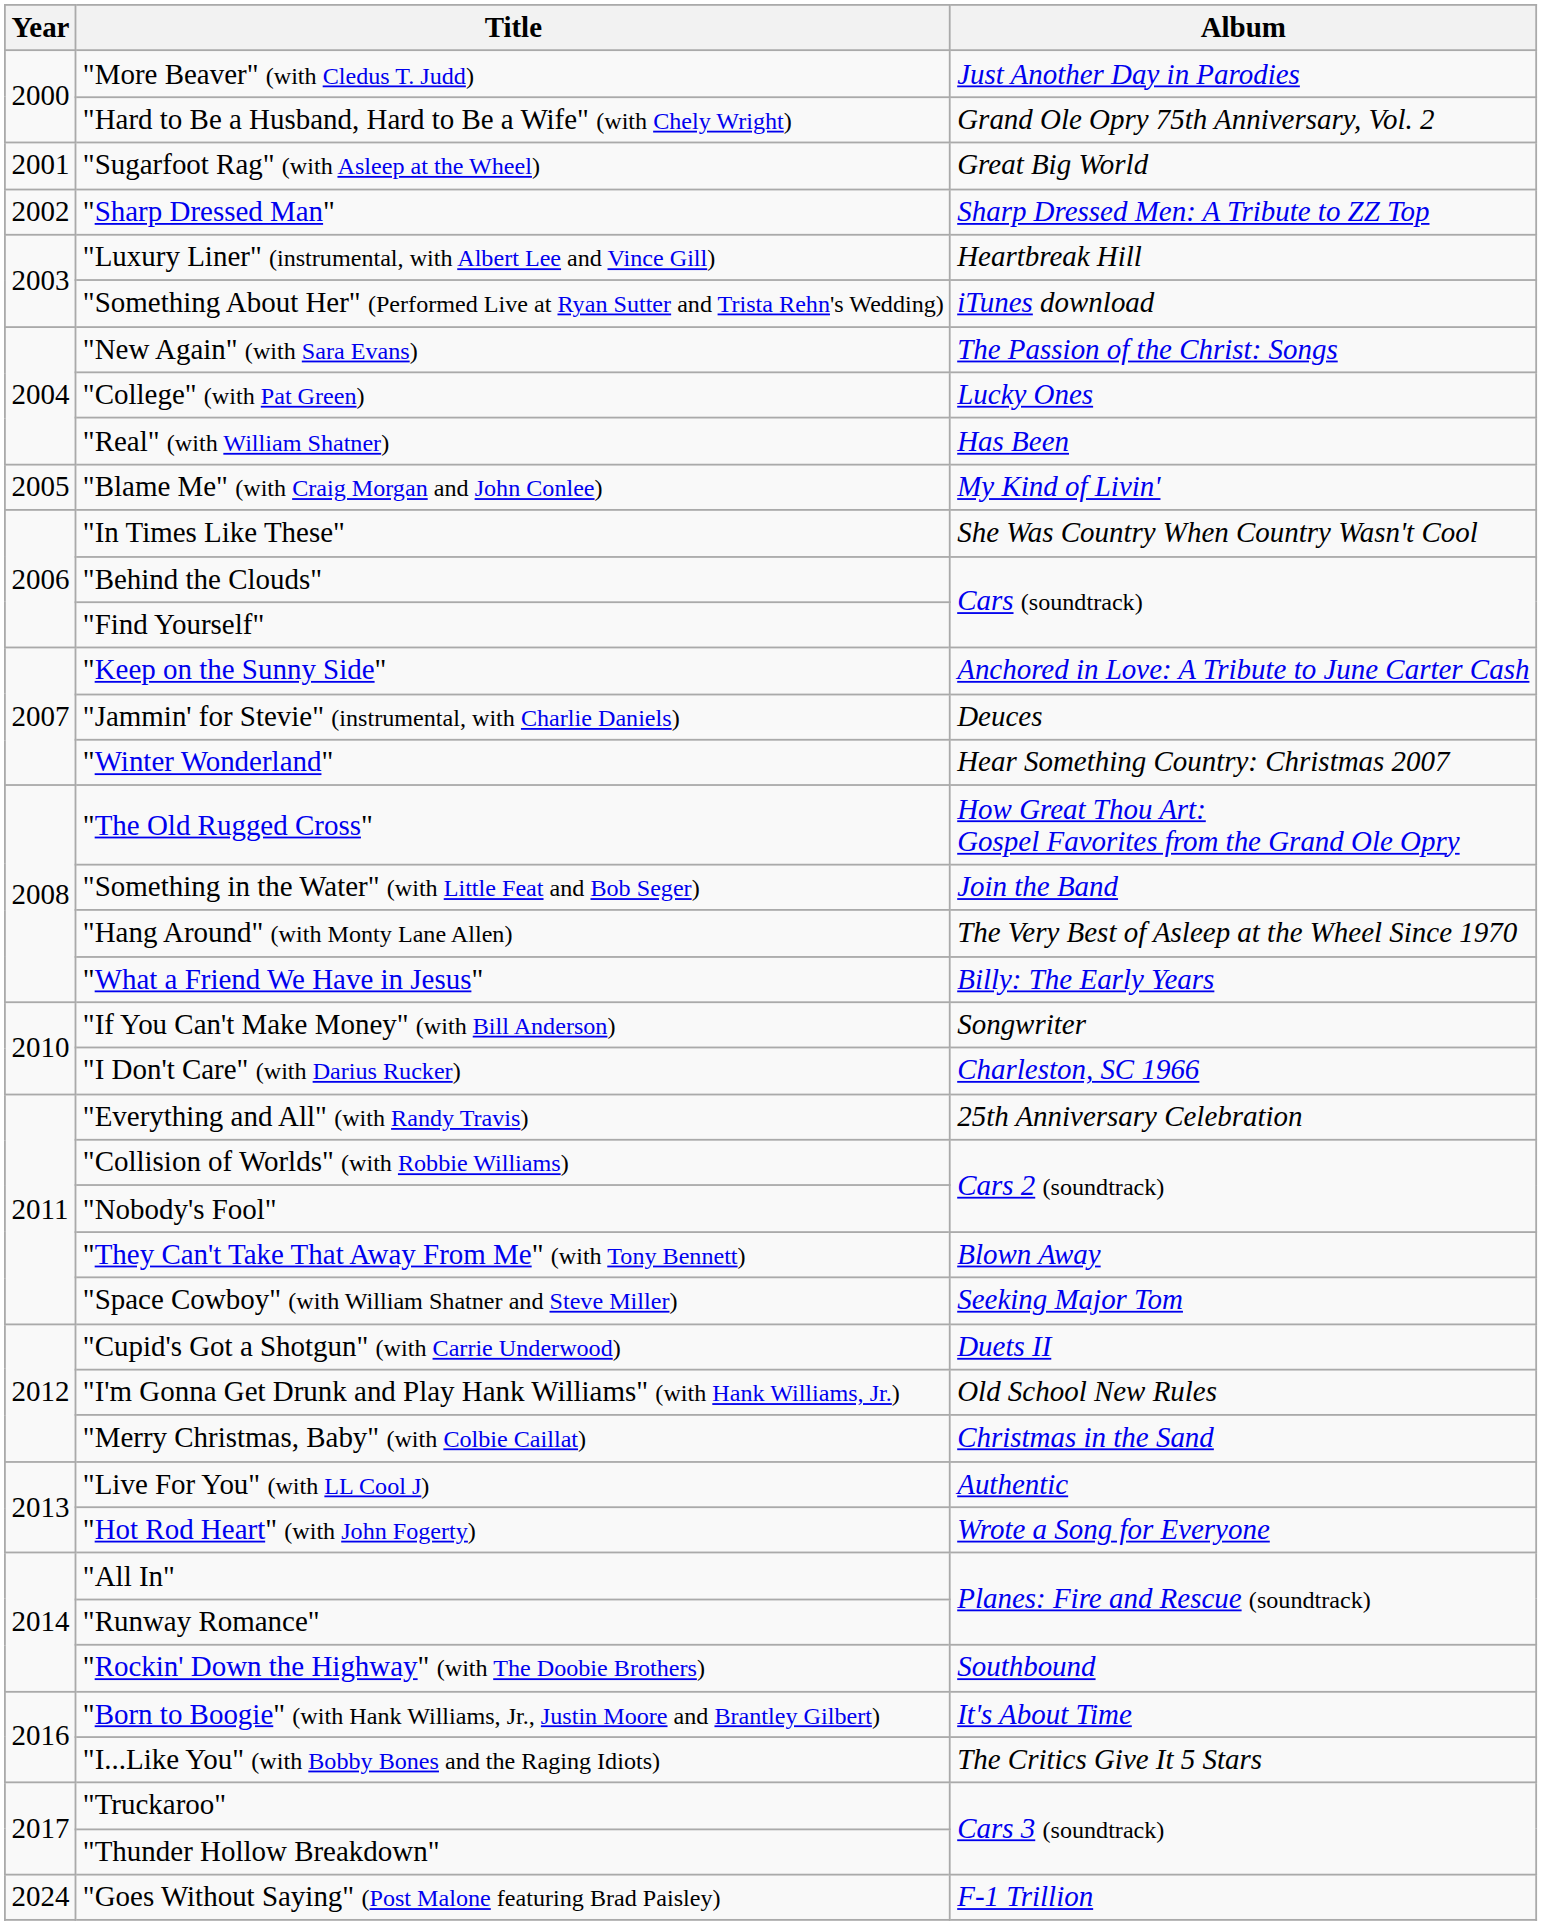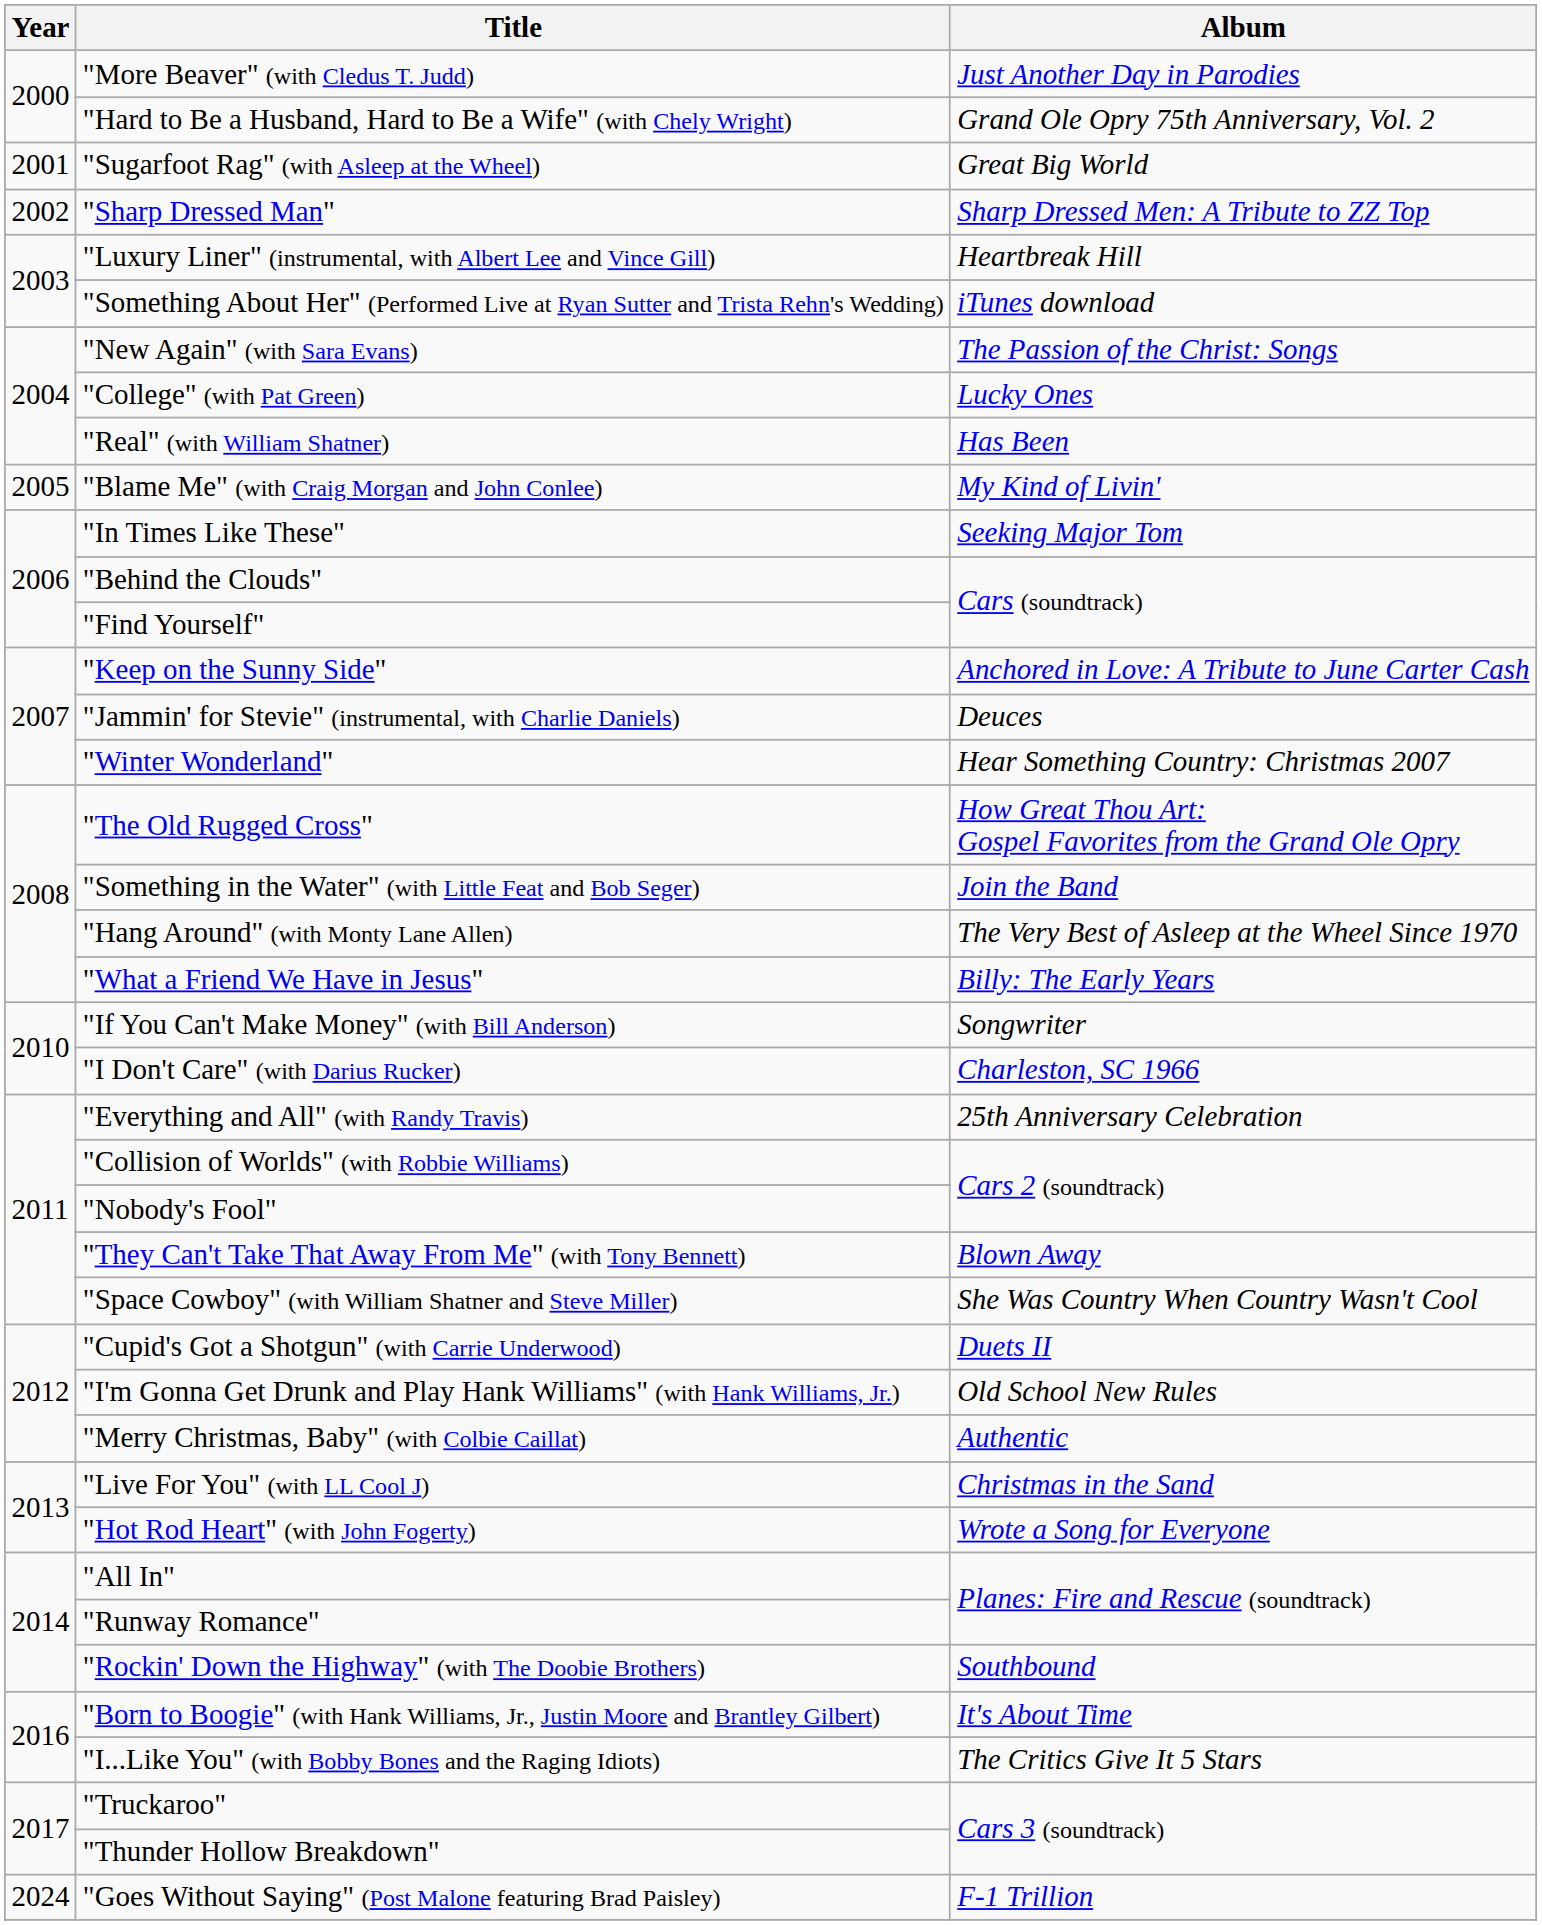(1217, 532) She Was Country When Country Wasn't Cool -> (1070, 532) Seeking Major Tom
(1070, 1300) Seeking Major Tom -> (1217, 1300) She Was Country When Country Wasn't Cool
(1086, 1437) Christmas in the Sand -> (1013, 1437) Authentic
(1013, 1483) Authentic -> (1086, 1483) Christmas in the Sand
